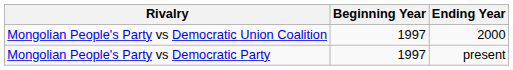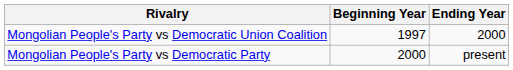(412, 55) 1997 -> (412, 55) 2000
